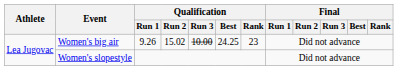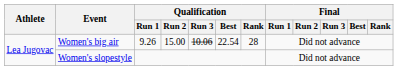(175, 42) 15.02 -> (175, 42) 15.00
(202, 42) 10.00 -> (202, 42) 10.06
(228, 42) 24.25 -> (228, 42) 22.54
(253, 42) 23 -> (253, 42) 28
